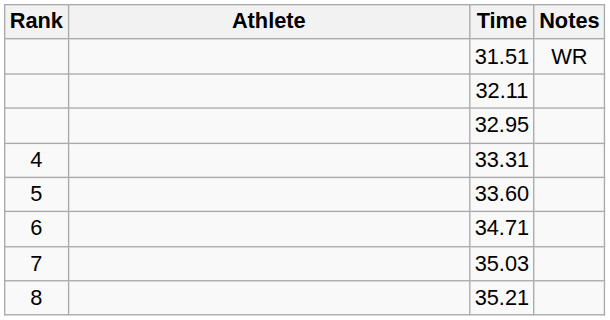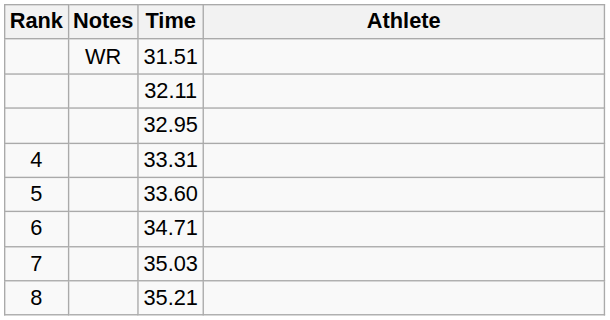columns swapped: (269, 21) <-> (569, 21)
